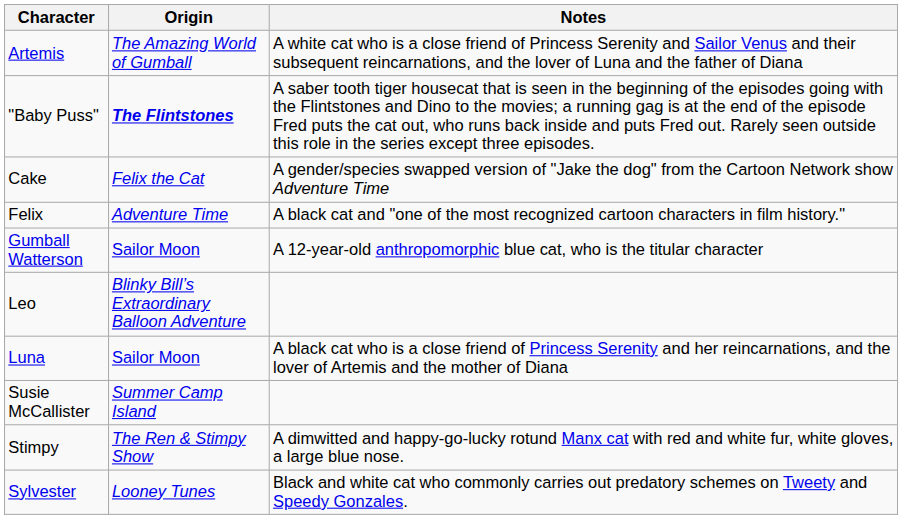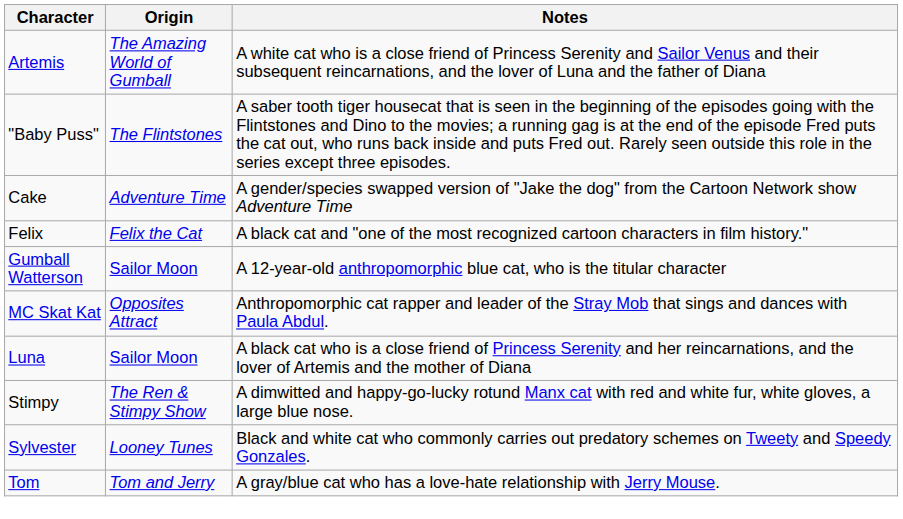(173, 116) bold -> (166, 134) normal
(158, 179) Felix the Cat -> (168, 197) Adventure Time
(170, 214) Adventure Time -> (156, 233) Felix the Cat
+ row: (55, 313)
- row: (22, 304)
- row: (49, 402)
+ row: (24, 482)
